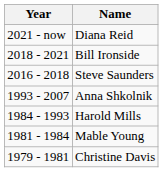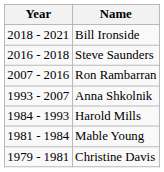- row: (104, 34)
+ row: (116, 75)
